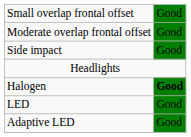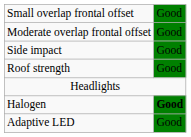+ row: (39, 68)
- row: (18, 104)
